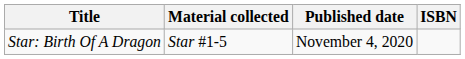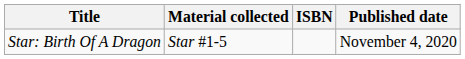columns swapped: (354, 16) <-> (439, 16)
